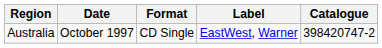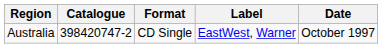columns swapped: (97, 14) <-> (339, 14)
